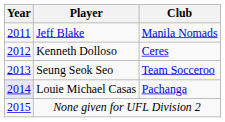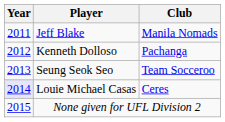(155, 51) Ceres -> (164, 51) Pachanga
(164, 88) Pachanga -> (155, 88) Ceres
